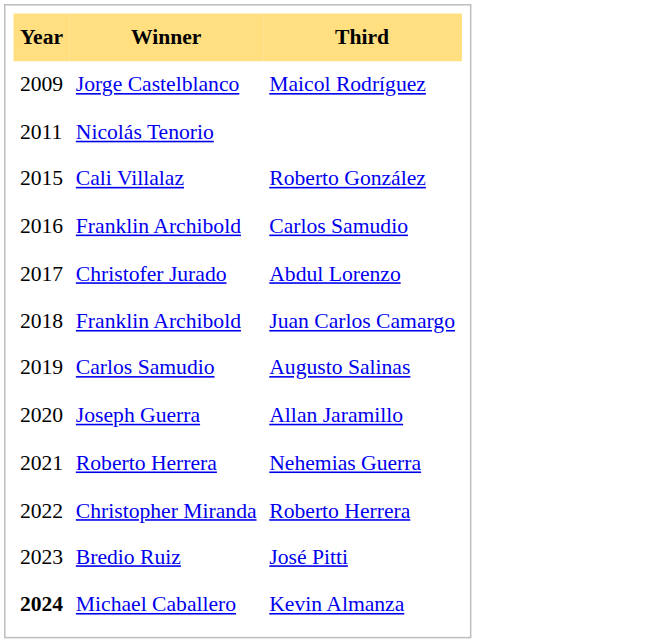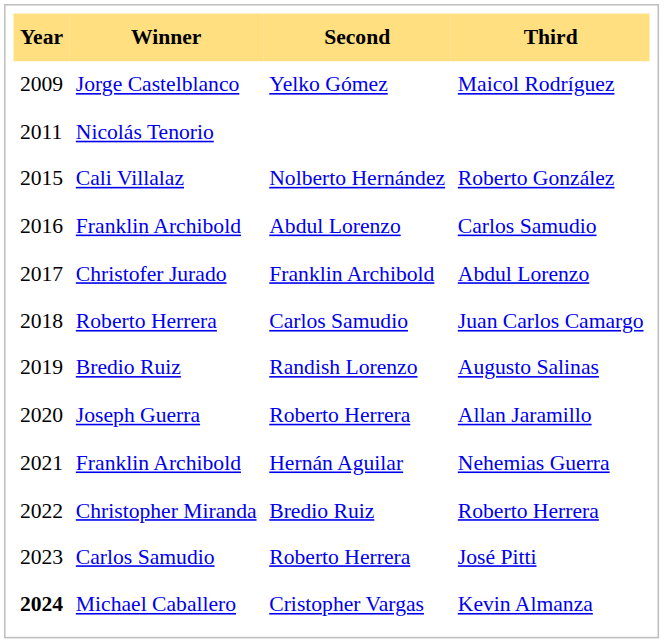+ column: (357, 37)
(158, 321) Franklin Archibold -> (146, 321) Roberto Herrera
(145, 368) Carlos Samudio -> (128, 368) Bredio Ruiz
(146, 463) Roberto Herrera -> (158, 463) Franklin Archibold
(128, 557) Bredio Ruiz -> (145, 557) Carlos Samudio
